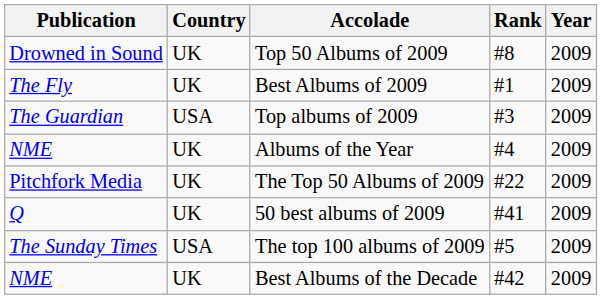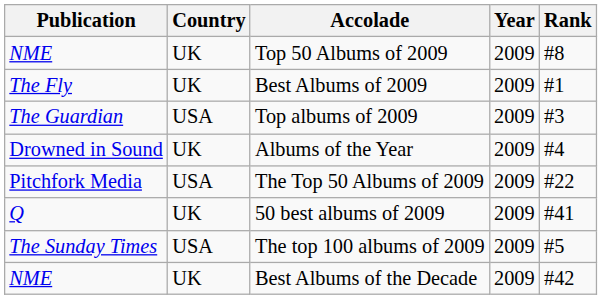columns swapped: (571, 20) <-> (518, 20)
(86, 52) Drowned in Sound -> (31, 52) NME
(31, 149) NME -> (86, 149) Drowned in Sound
(187, 181) UK -> (193, 181) USA
